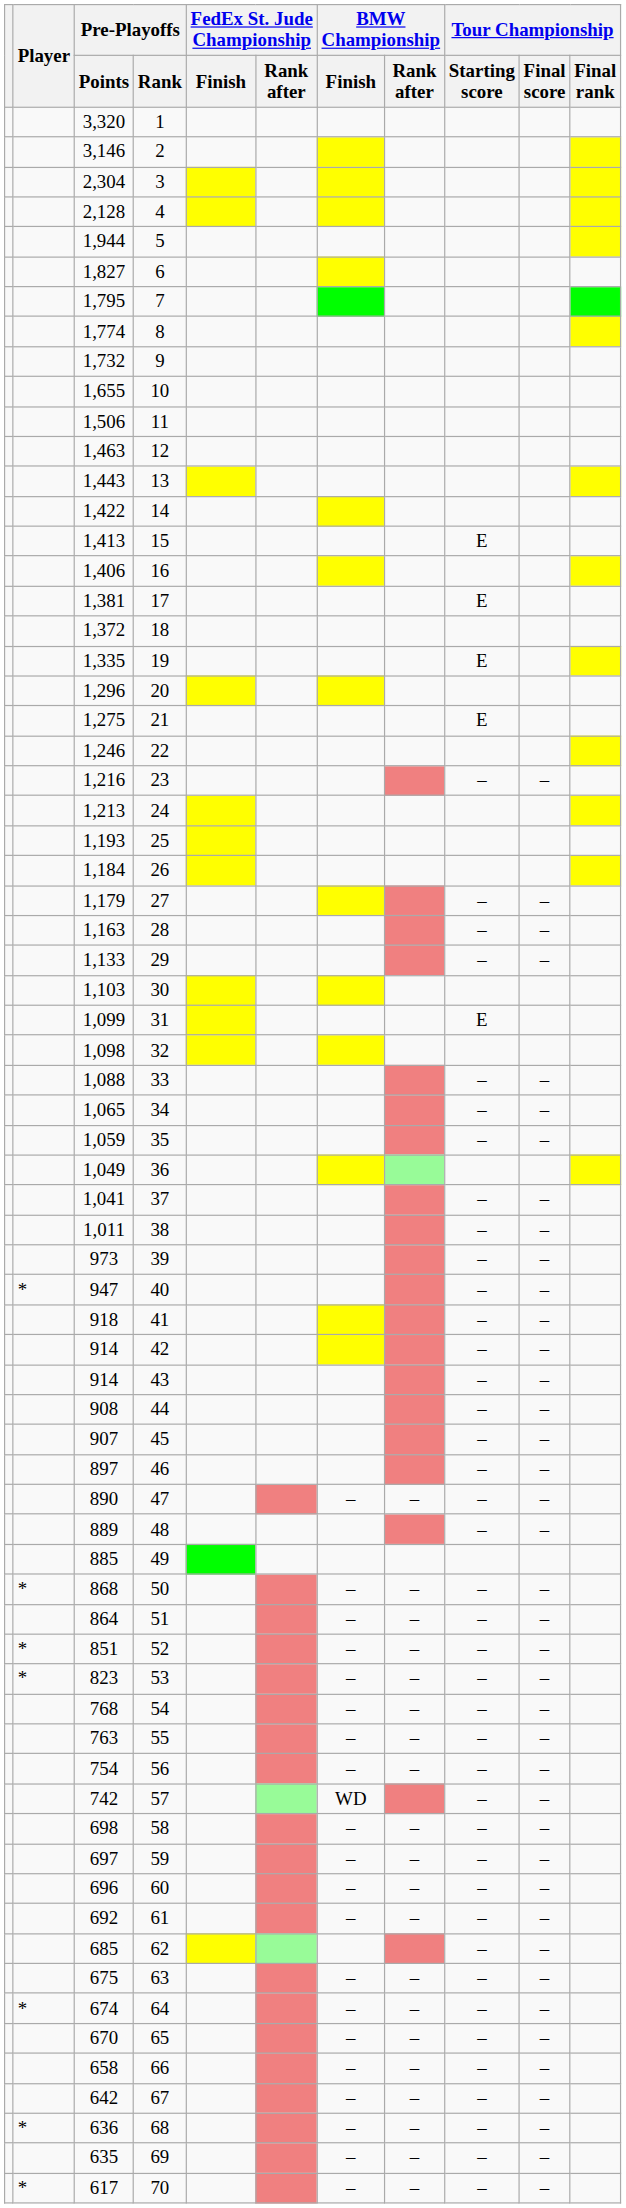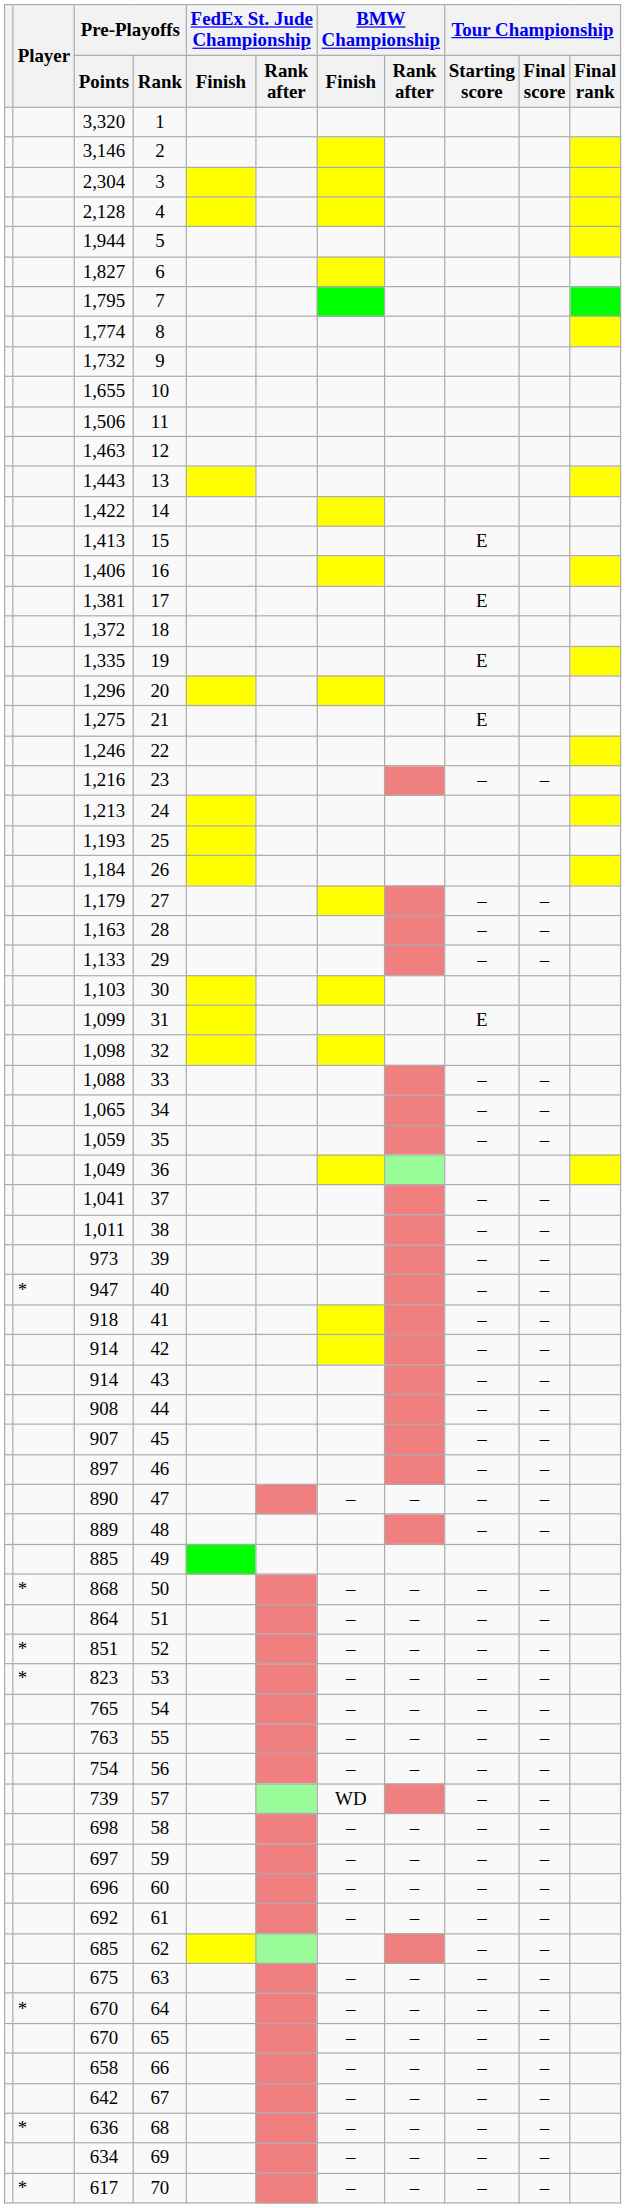(104, 1708) 768 -> (104, 1708) 765
(104, 1798) 742 -> (104, 1798) 739
(104, 2008) 674 -> (104, 2008) 670
(104, 2157) 635 -> (104, 2157) 634
